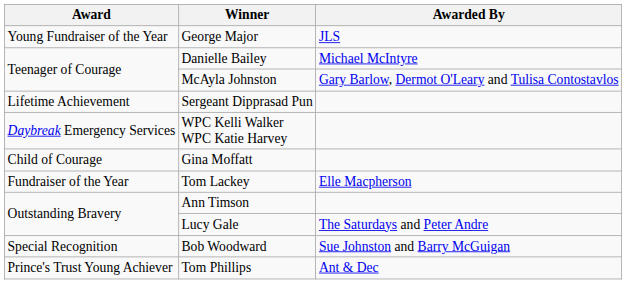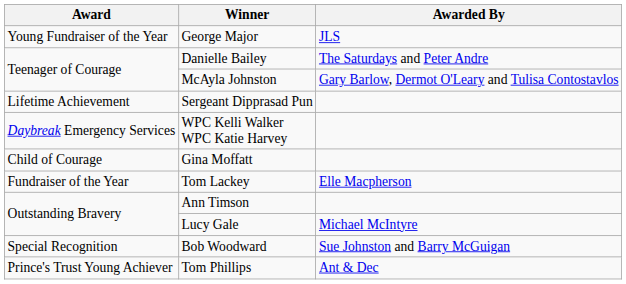(368, 58) Michael McIntyre -> (404, 58) The Saturdays and Peter Andre
(404, 224) The Saturdays and Peter Andre -> (368, 224) Michael McIntyre
